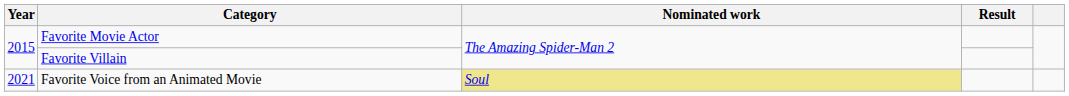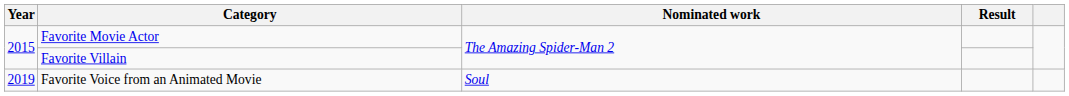(21, 79) 2021 -> (21, 79) 2019
(477, 79) khaki background -> (477, 79) no background
